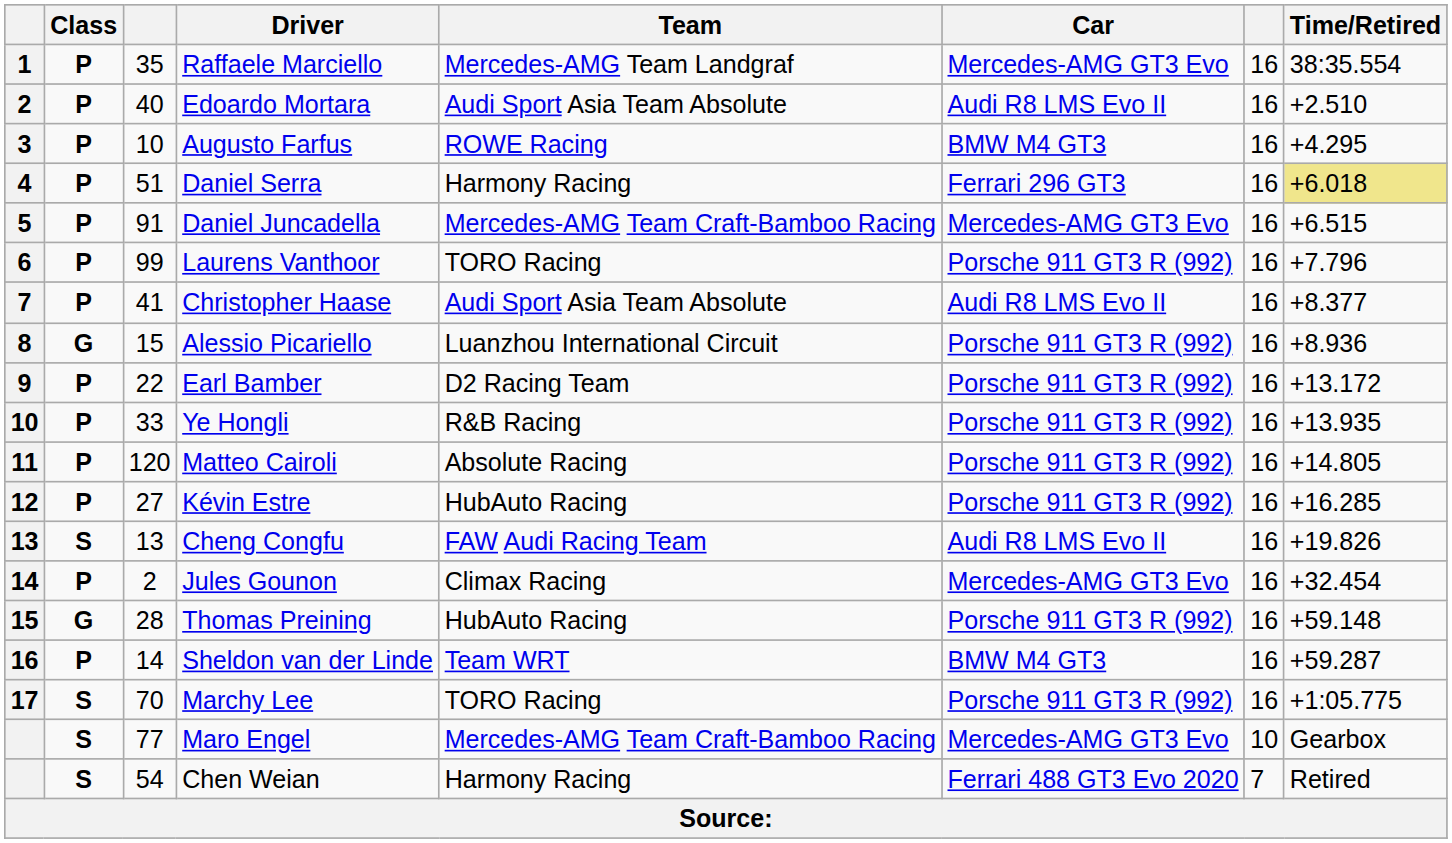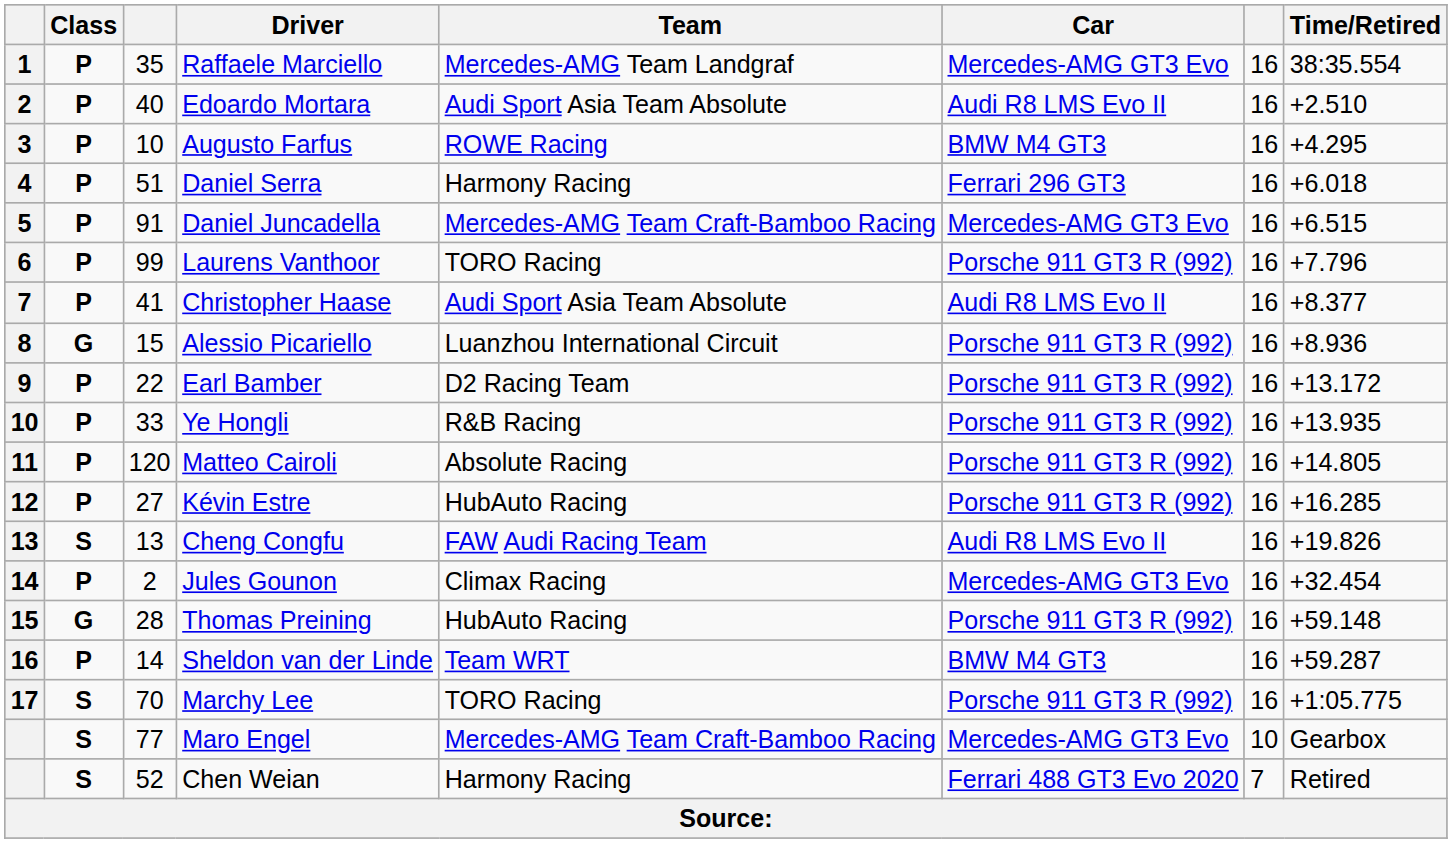(1328, 184) khaki background -> (1328, 184) no background
(150, 779) 54 -> (150, 779) 52
